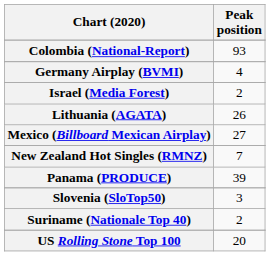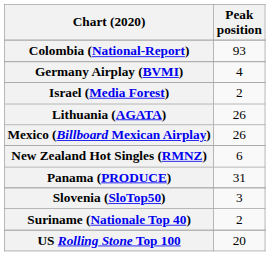(239, 135) 27 -> (239, 135) 26
(239, 156) 7 -> (239, 156) 6
(239, 177) 39 -> (239, 177) 31
